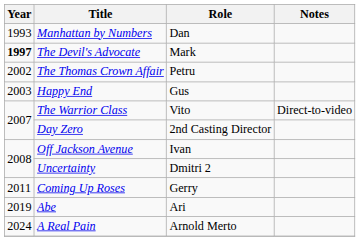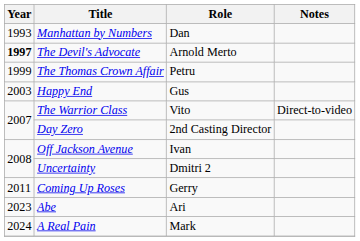(183, 52) Mark -> (203, 52) Arnold Merto
(19, 71) 2002 -> (19, 71) 1999
(19, 206) 2019 -> (19, 206) 2023
(203, 226) Arnold Merto -> (183, 226) Mark
